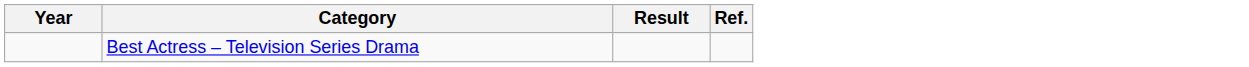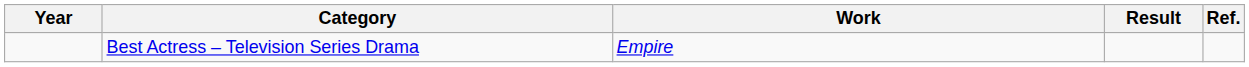+ column: (858, 18)
